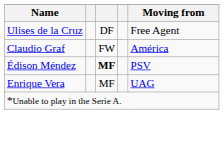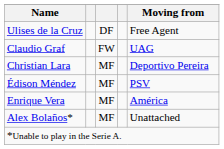(150, 48) América -> (142, 48) UAG
+ row: (39, 65)
(107, 65) bold -> (106, 83) normal
(142, 83) UAG -> (149, 100) América
+ row: (40, 118)
